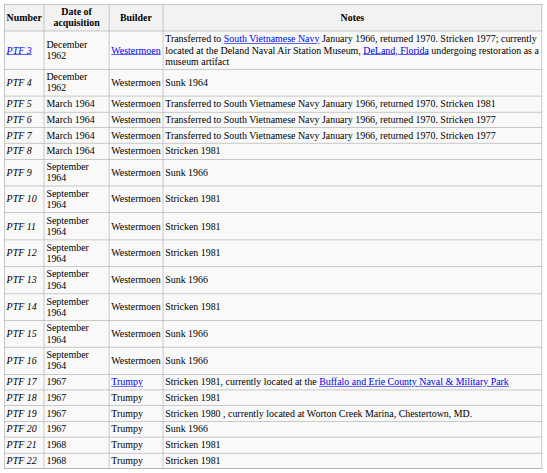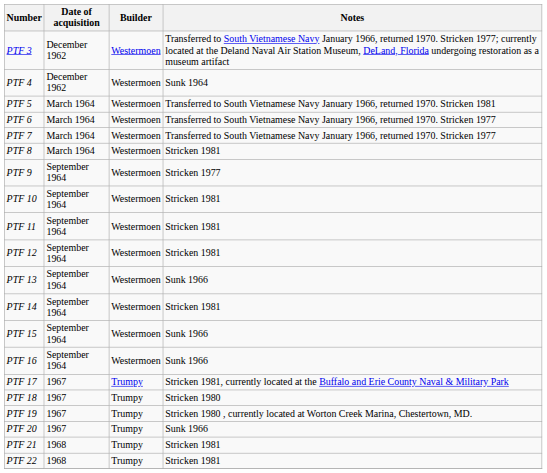(187, 172) Sunk 1966 -> (193, 172) Stricken 1977
(193, 398) Stricken 1981 -> (193, 398) Stricken 1980
